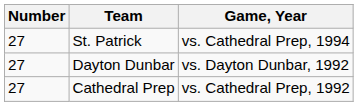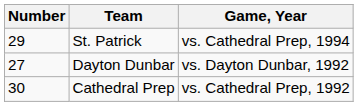(16, 40) 27 -> (16, 40) 29
(16, 88) 27 -> (16, 88) 30
